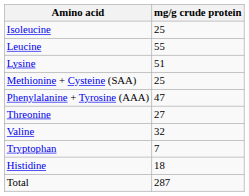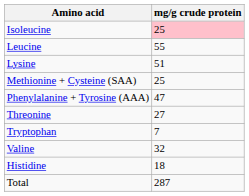(159, 30) no background -> (159, 30) pink background
rows swapped: (32, 149) <-> (20, 132)
